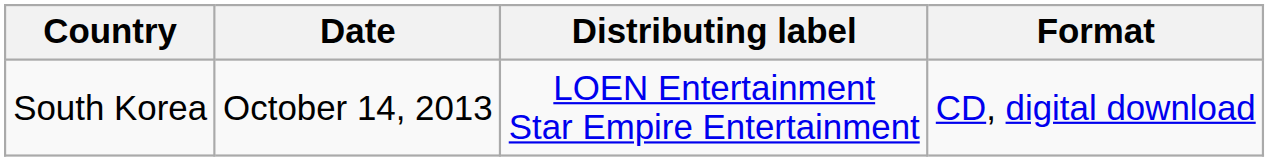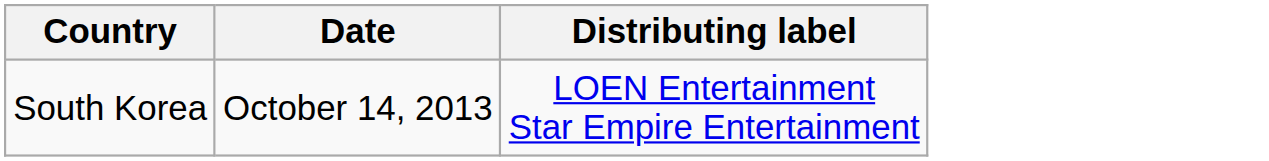- column: (1096, 32)
